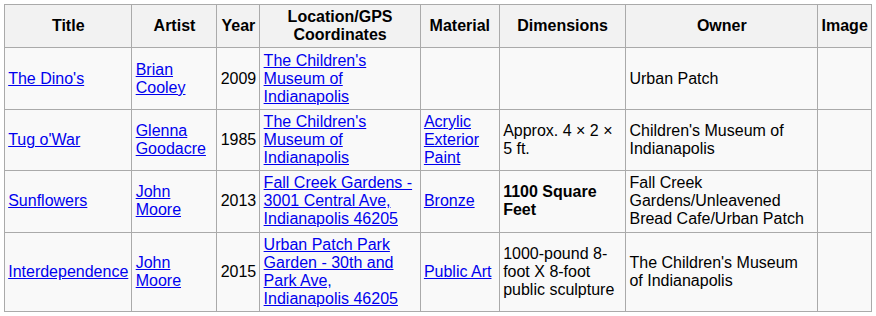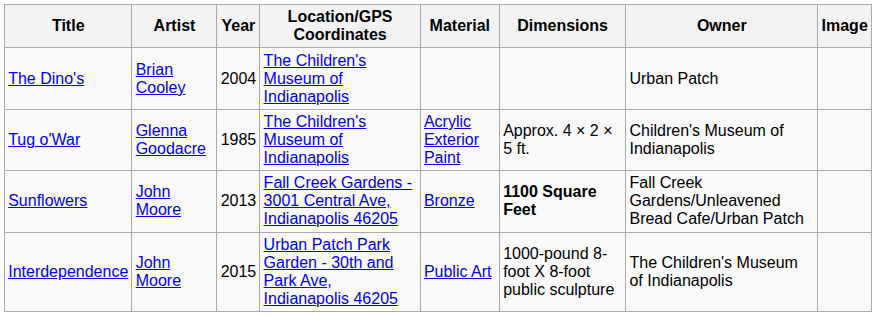(238, 78) 2009 -> (238, 78) 2004
